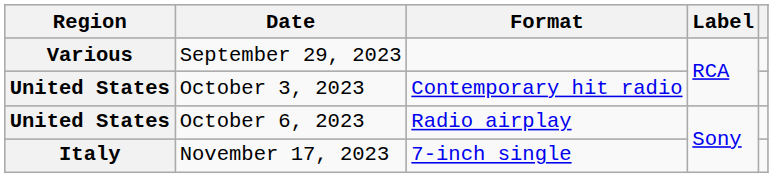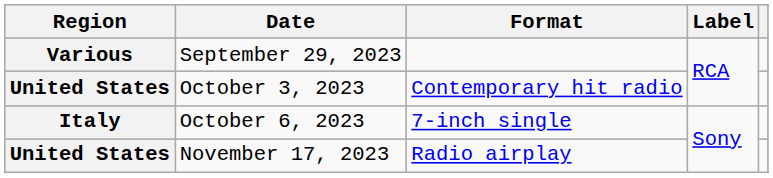(90, 122) United States -> (90, 122) Italy
(491, 122) Radio airplay -> (491, 122) 7-inch single
(90, 155) Italy -> (90, 155) United States
(491, 155) 7-inch single -> (491, 155) Radio airplay
